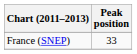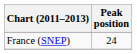(111, 40) 33 -> (111, 40) 24
